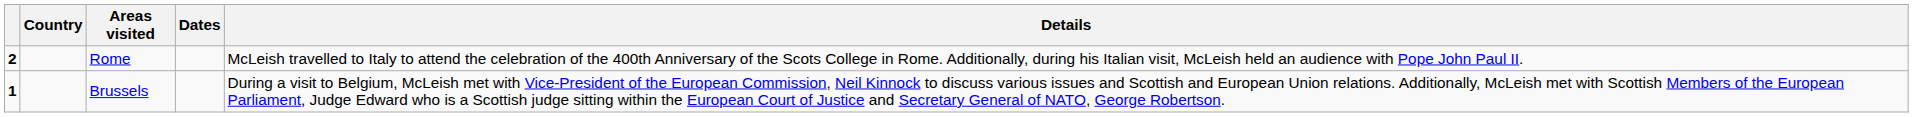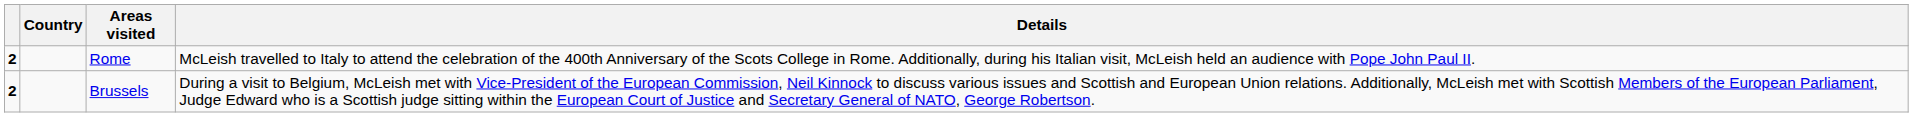- column: (200, 25)
(12, 91) 1 -> (12, 91) 2
